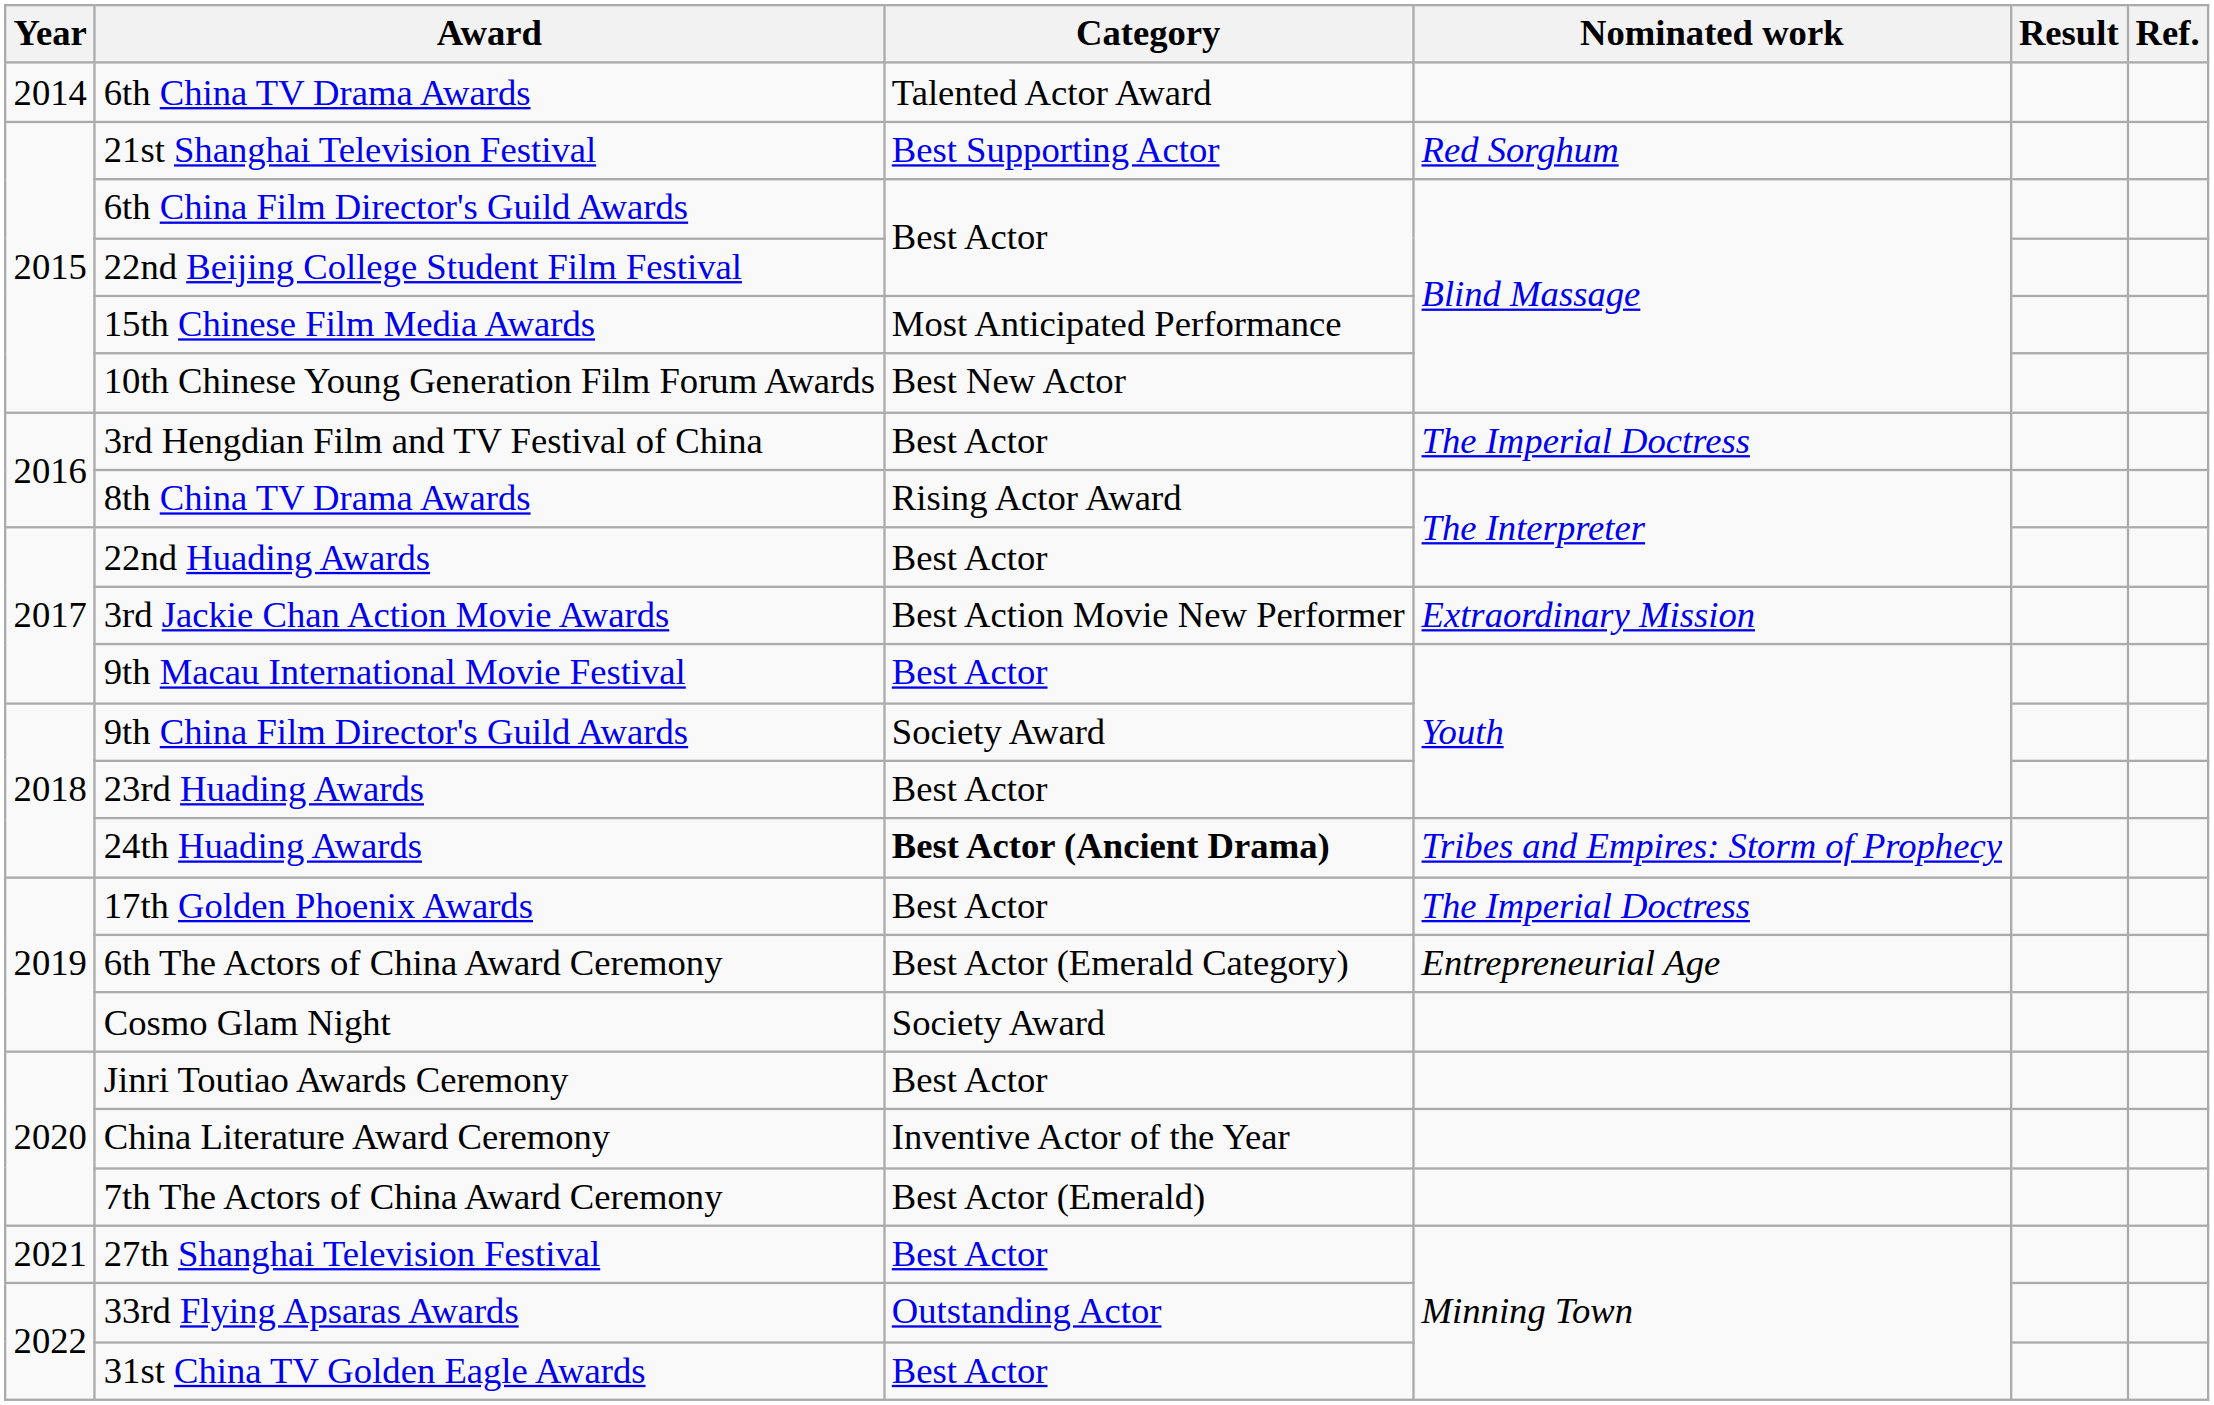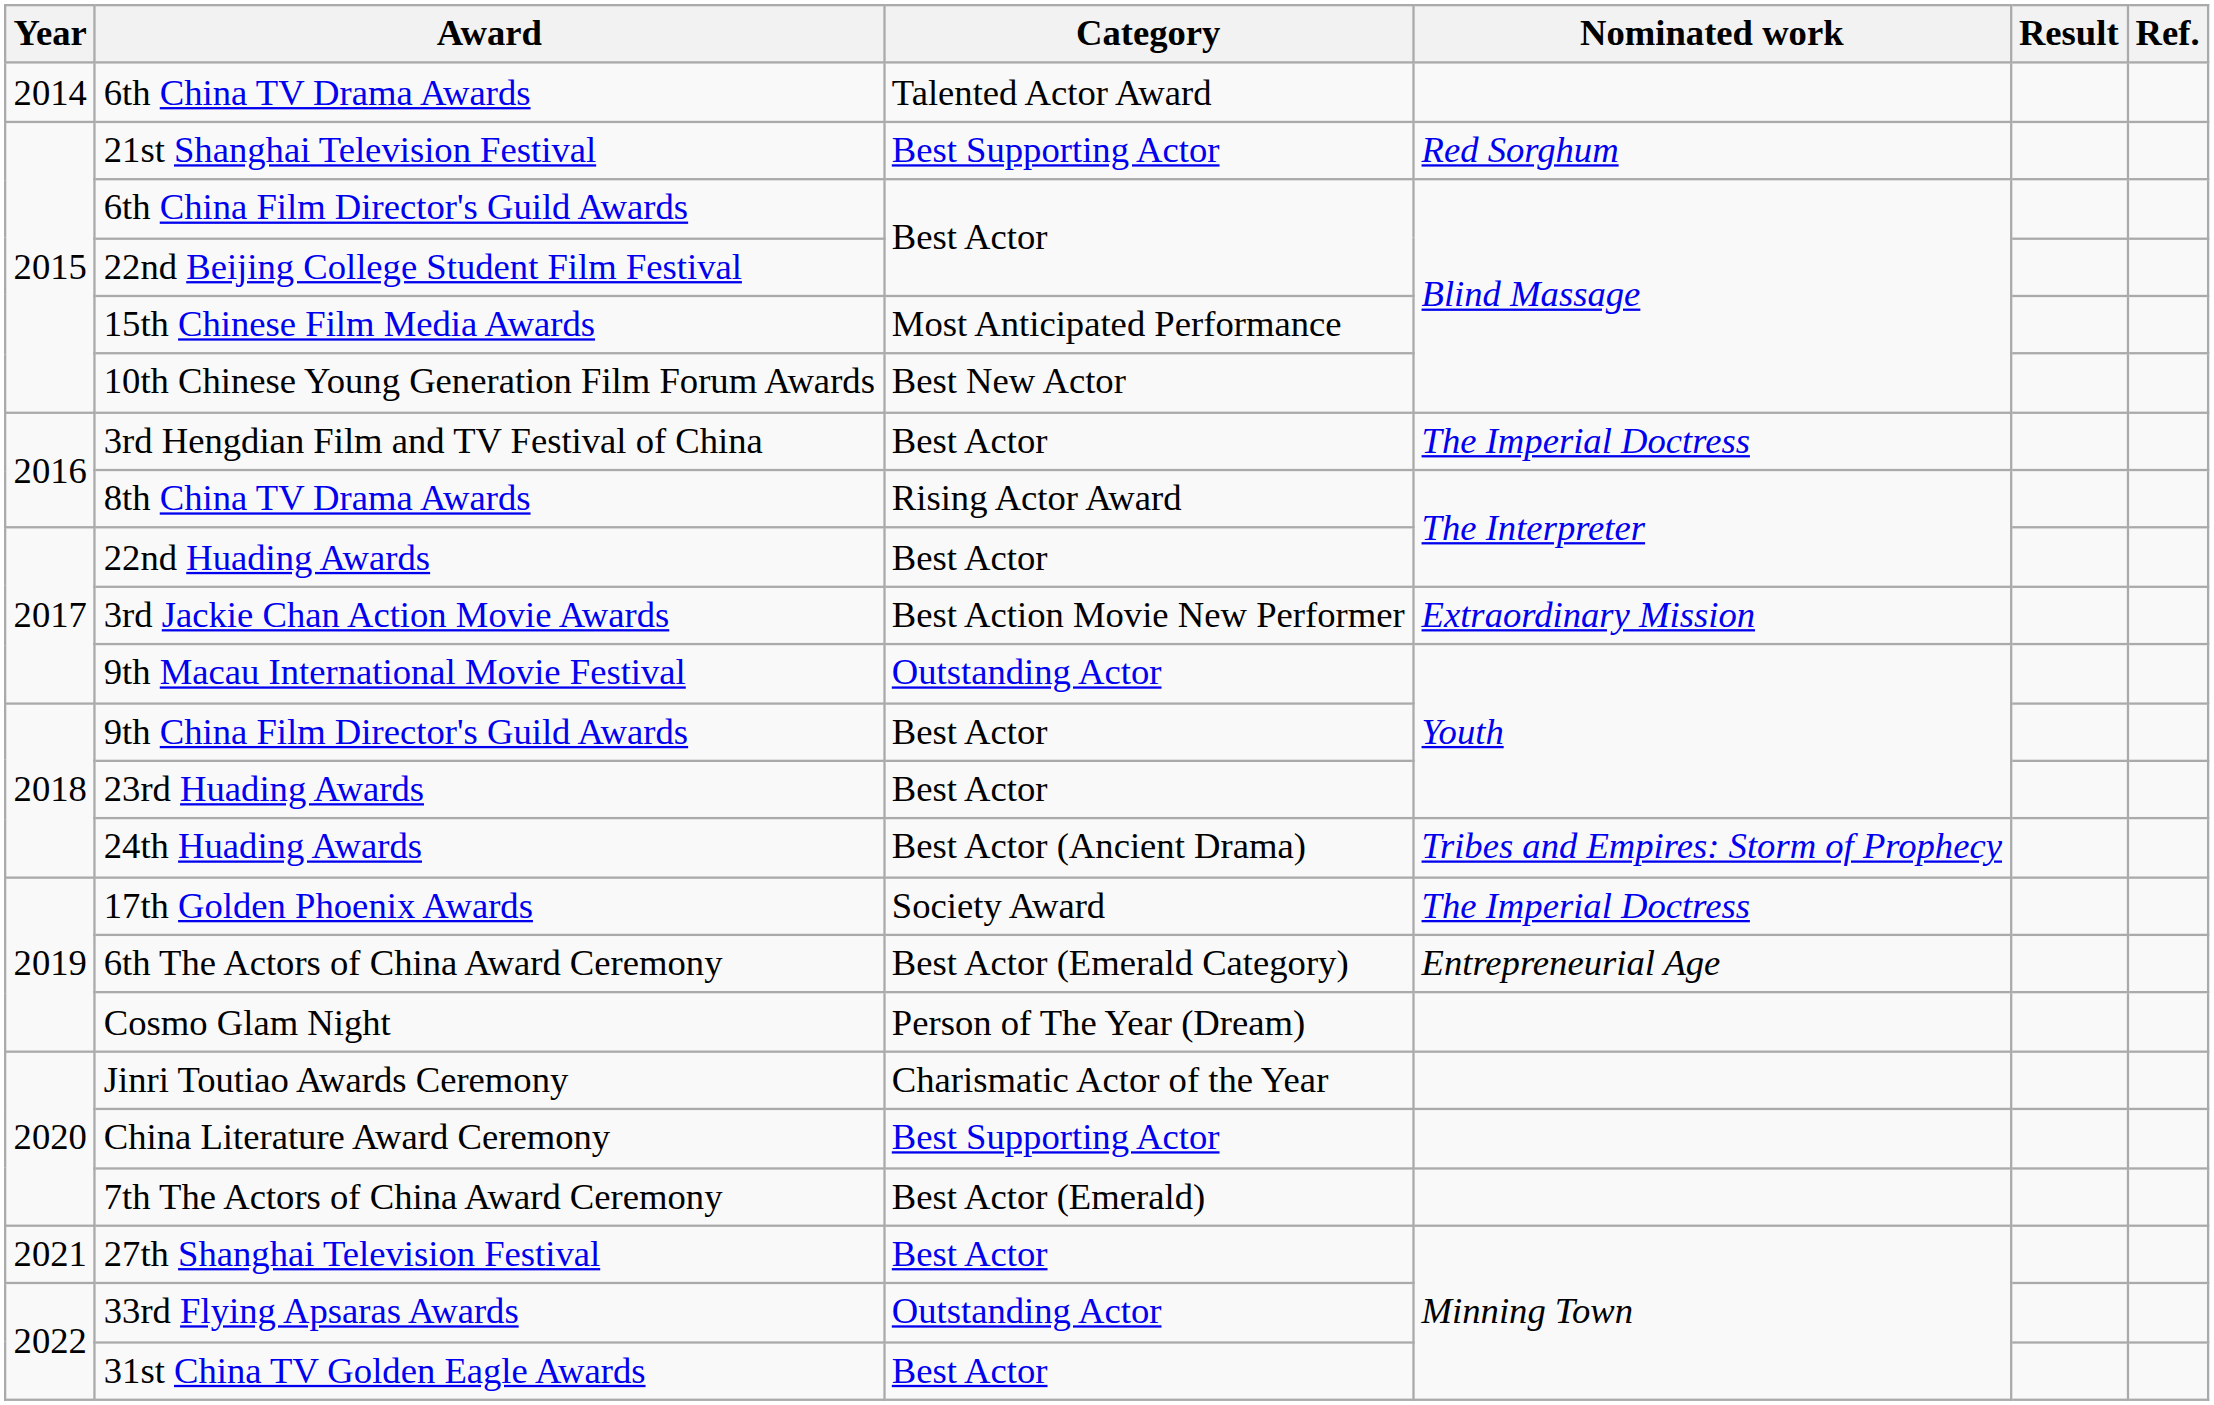(970, 672) Best Actor -> (1027, 672) Outstanding Actor
(999, 730) Society Award -> (970, 730) Best Actor
(1111, 847) bold -> (1099, 847) normal
(970, 905) Best Actor -> (999, 905) Society Award
(999, 1021) Society Award -> (1099, 1021) Person of The Year (Dream)
(970, 1079) Best Actor -> (1110, 1079) Charismatic Actor of the Year
(1091, 1137) Inventive Actor of the Year -> (1056, 1137) Best Supporting Actor
